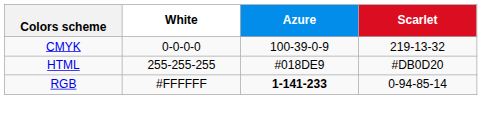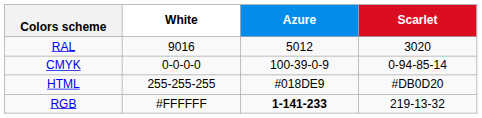+ row: (63, 46)
(417, 46) 219-13-32 -> (417, 65) 0-94-85-14
(417, 84) 0-94-85-14 -> (417, 103) 219-13-32
